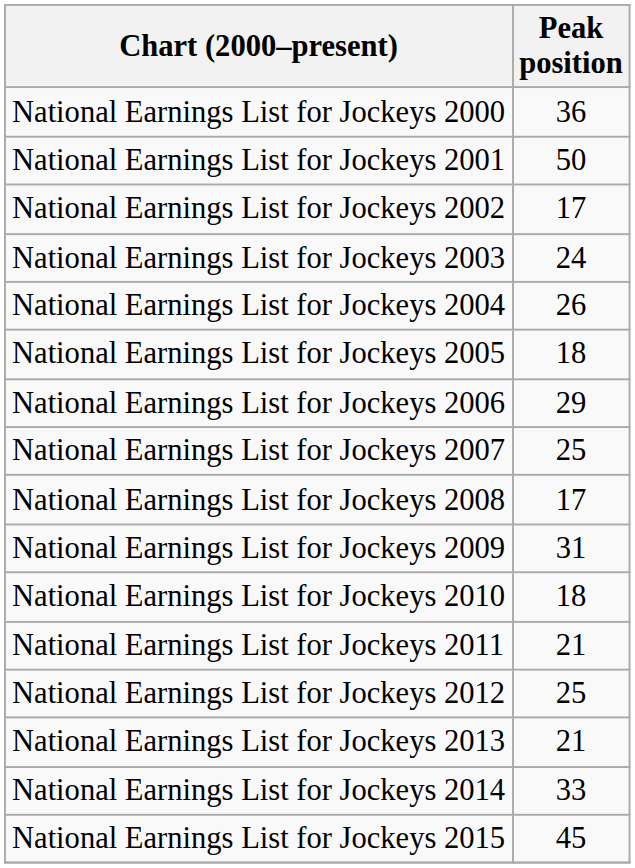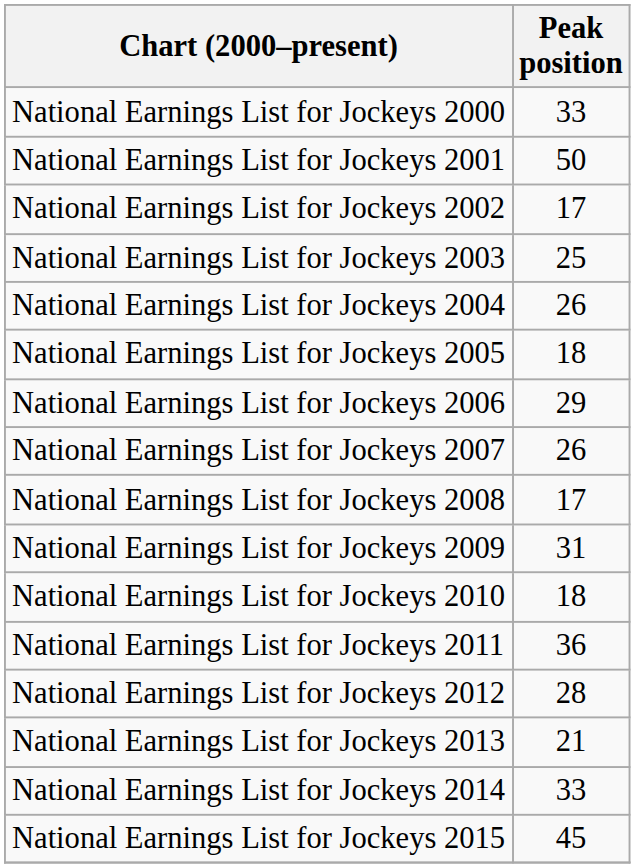(571, 111) 36 -> (571, 111) 33
(571, 256) 24 -> (571, 256) 25
(571, 450) 25 -> (571, 450) 26
(571, 644) 21 -> (571, 644) 36
(571, 693) 25 -> (571, 693) 28
